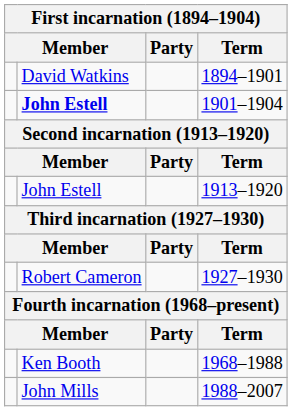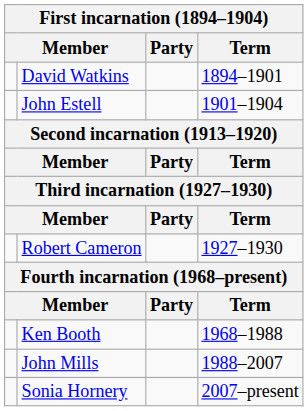(65, 104) bold -> (62, 104) normal
- row: (242, 190)
+ row: (250, 391)
